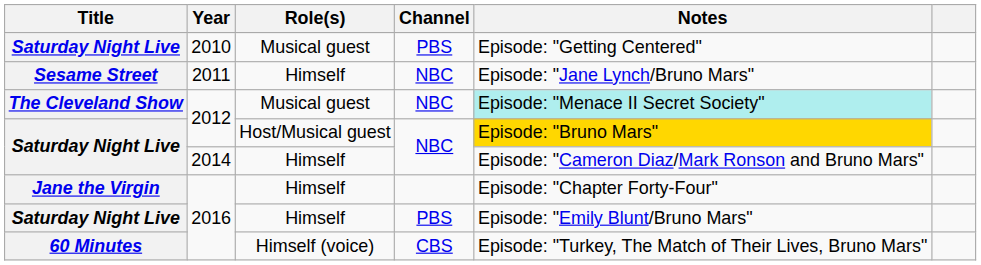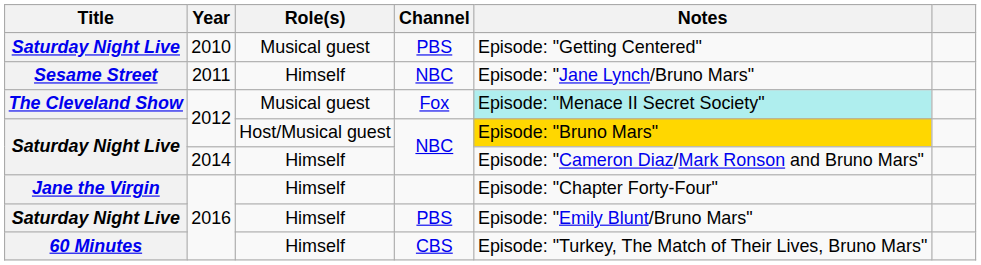(434, 103) NBC -> (434, 103) Fox
(315, 246) Himself (voice) -> (315, 246) Himself
